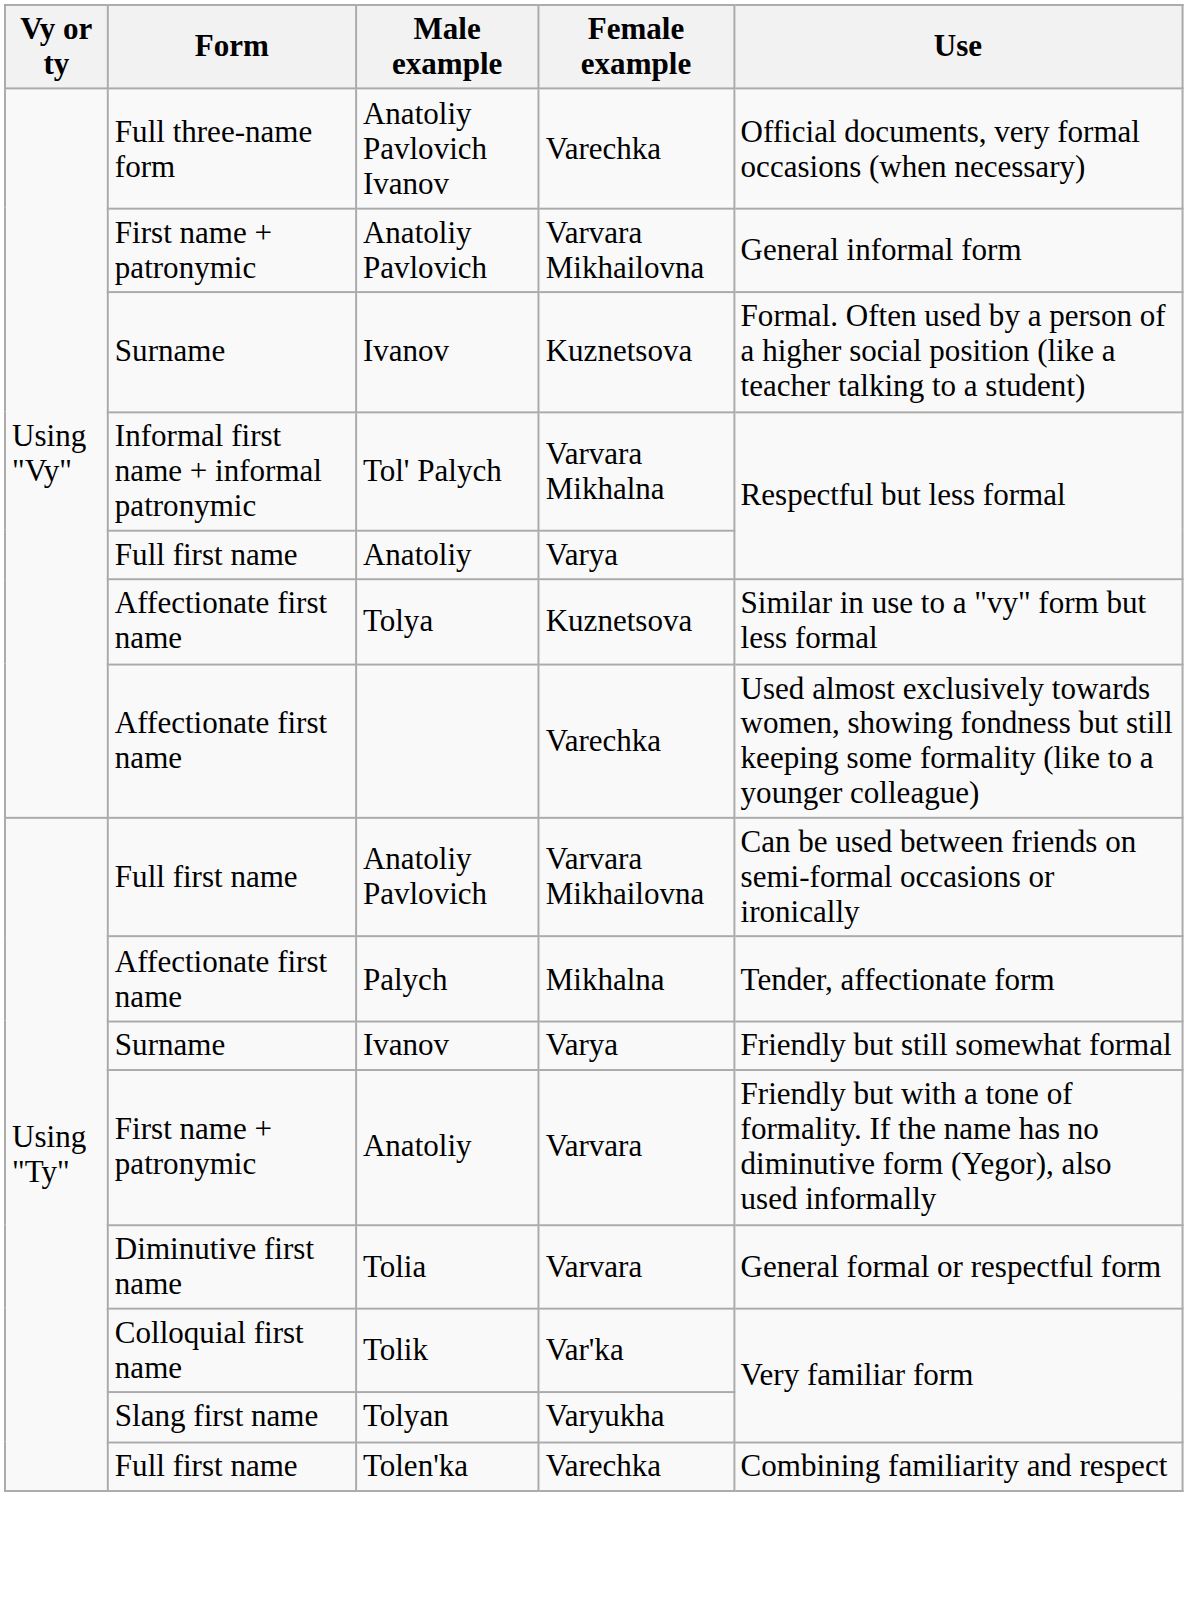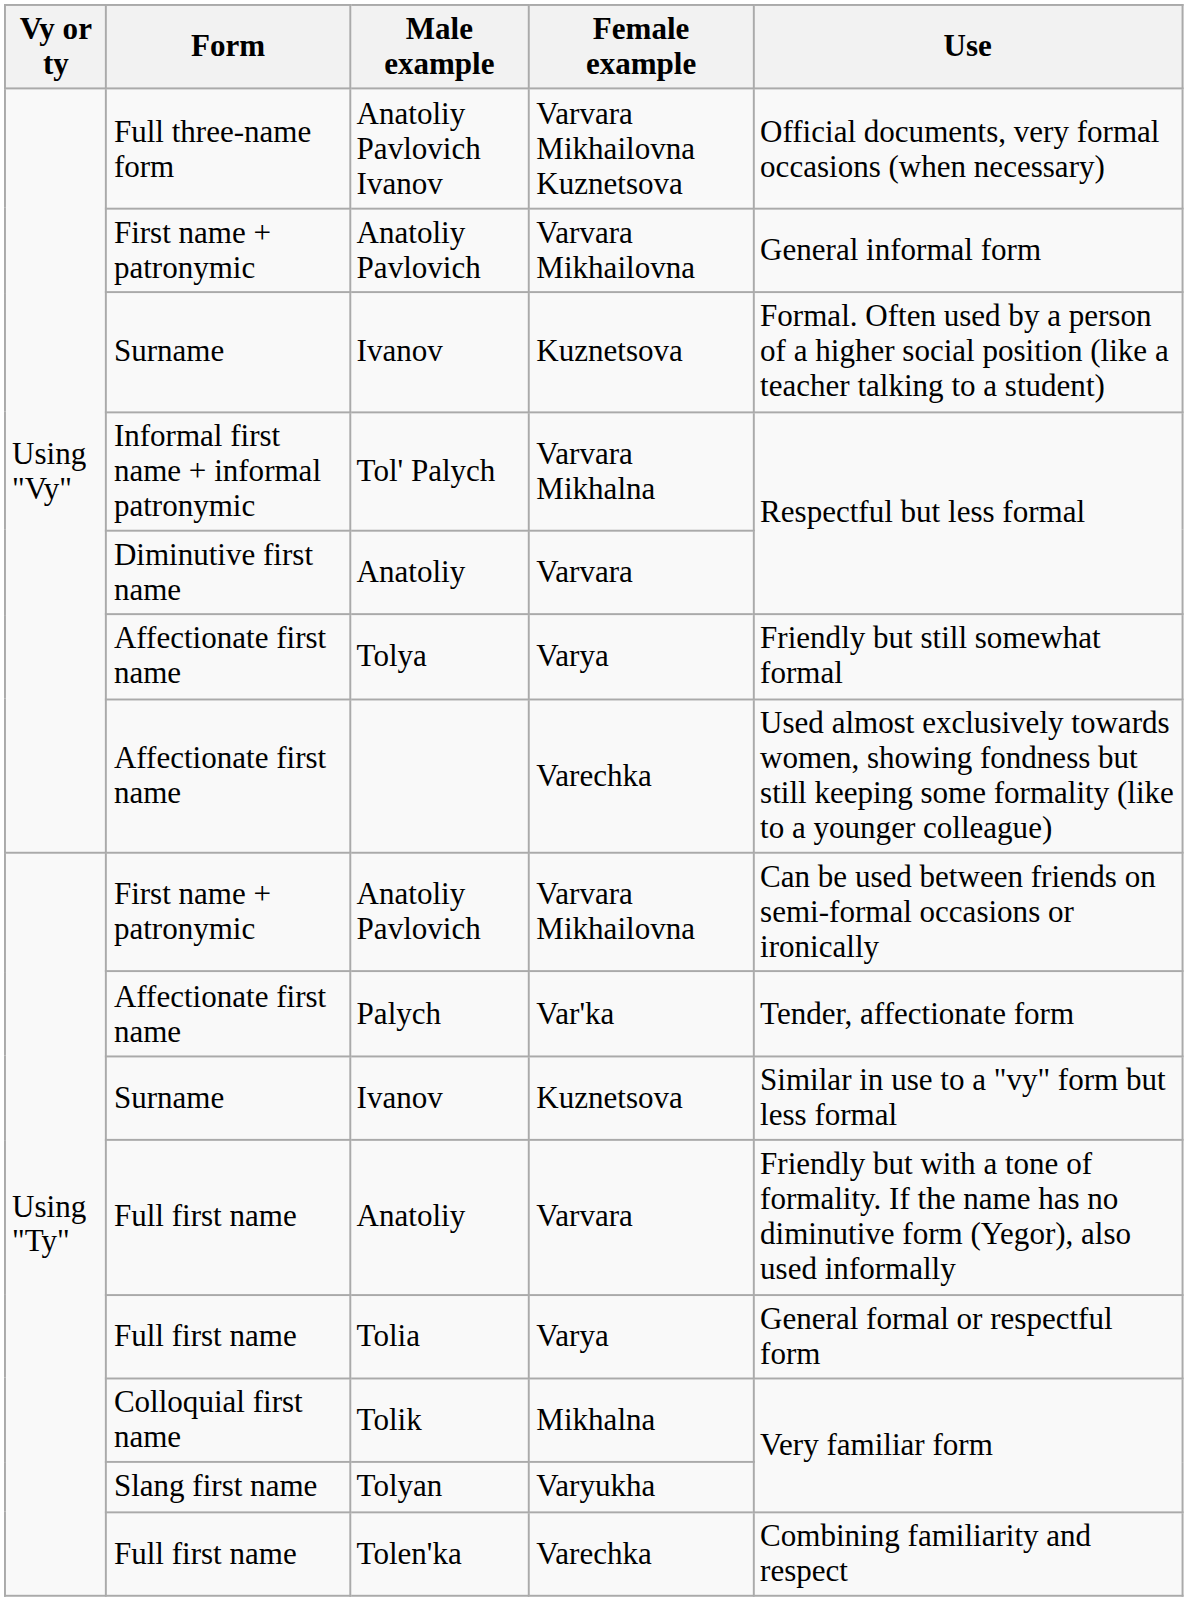(603, 148) Varechka -> (616, 148) Varvara Mikhailovna Kuznetsova
(206, 554) Full first name -> (213, 572) Diminutive first name
(582, 554) Varya -> (585, 572) Varvara
(619, 621) Kuznetsova -> (573, 656) Varya
(943, 621) Similar in use to a "vy" form but less formal -> (930, 656) Friendly but still somewhat formal
(206, 876) Full first name -> (192, 911) First name + patronymic
(605, 978) Mikhalna -> (575, 1013) Var'ka
(582, 1045) Varya -> (610, 1097) Kuznetsova
(956, 1045) Friendly but still somewhat formal -> (963, 1097) Similar in use to a "vy" form but less formal
(193, 1146) First name + patronymic -> (205, 1216) Full first name
(214, 1265) Diminutive first name -> (205, 1335) Full first name
(594, 1265) Varvara -> (573, 1335) Varya
(585, 1350) Var'ka -> (596, 1419) Mikhalna
